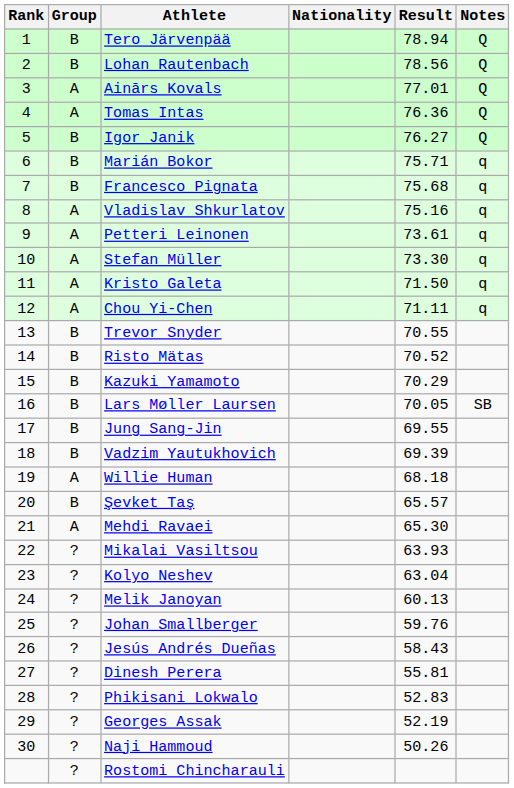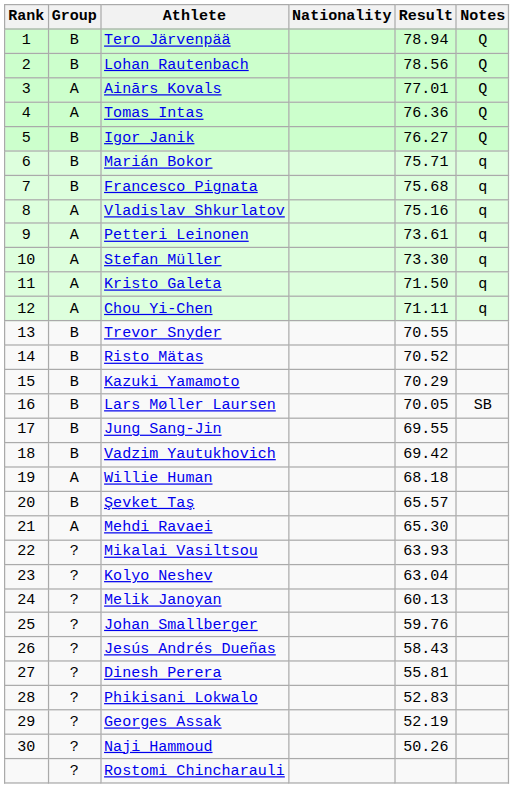(426, 455) 69.39 -> (426, 455) 69.42
